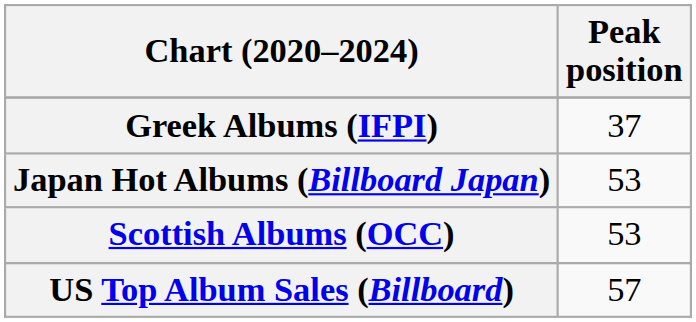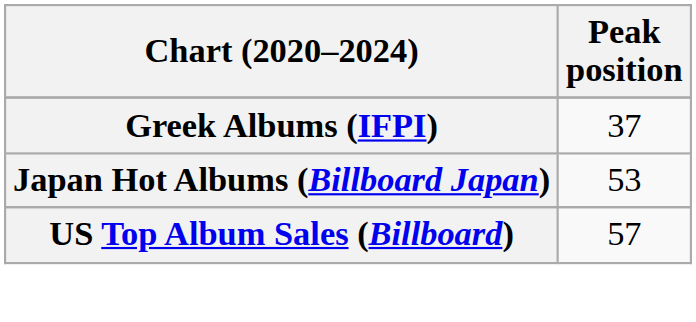- row: (282, 234)
